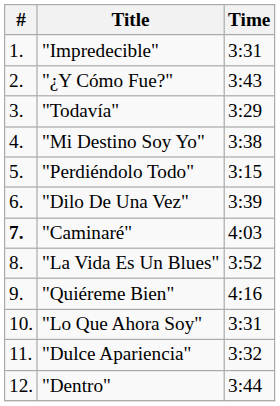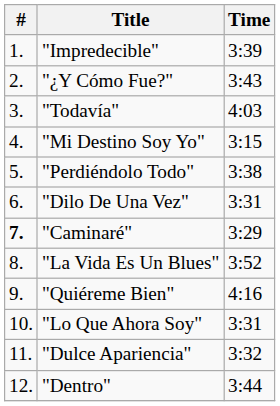(245, 50) 3:31 -> (245, 50) 3:39
(245, 111) 3:29 -> (245, 111) 4:03
(245, 141) 3:38 -> (245, 141) 3:15
(245, 171) 3:15 -> (245, 171) 3:38
(245, 202) 3:39 -> (245, 202) 3:31
(245, 232) 4:03 -> (245, 232) 3:29
